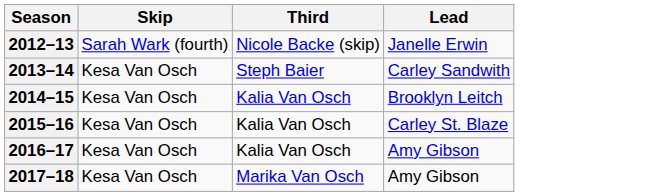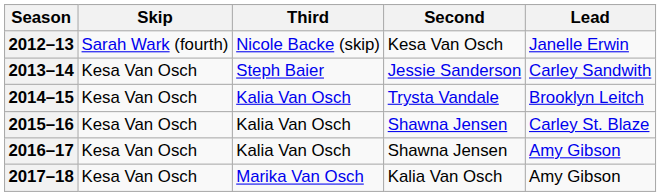+ column: (454, 17)
